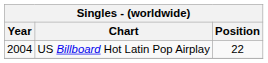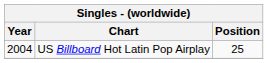(238, 49) 22 -> (238, 49) 25
